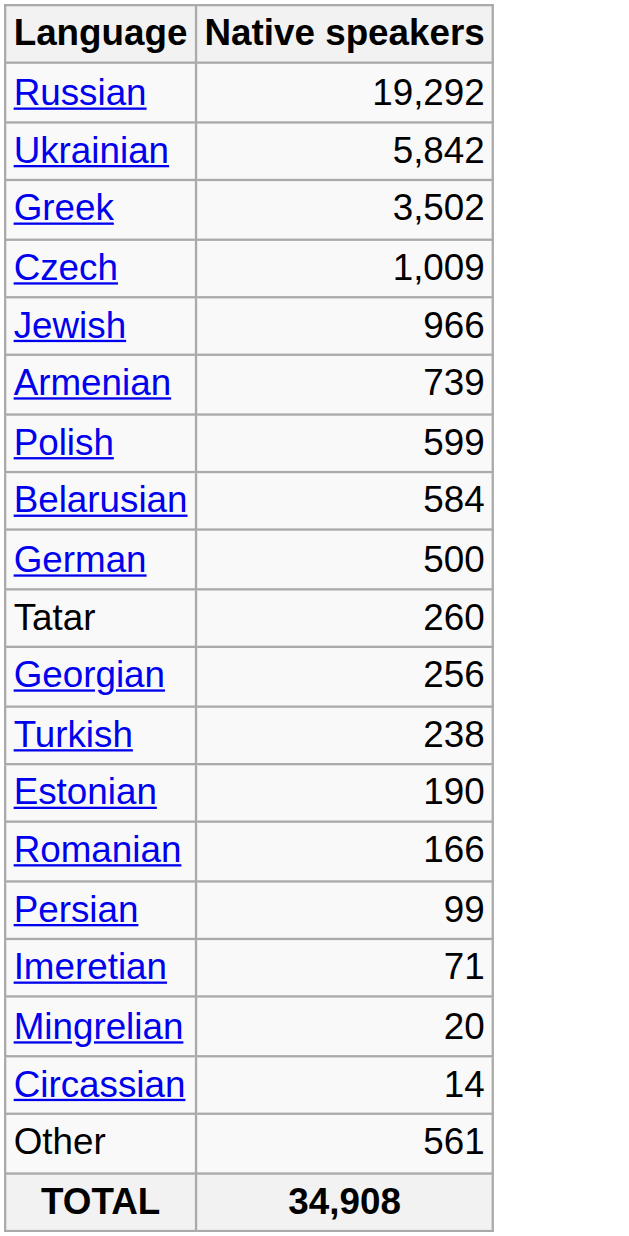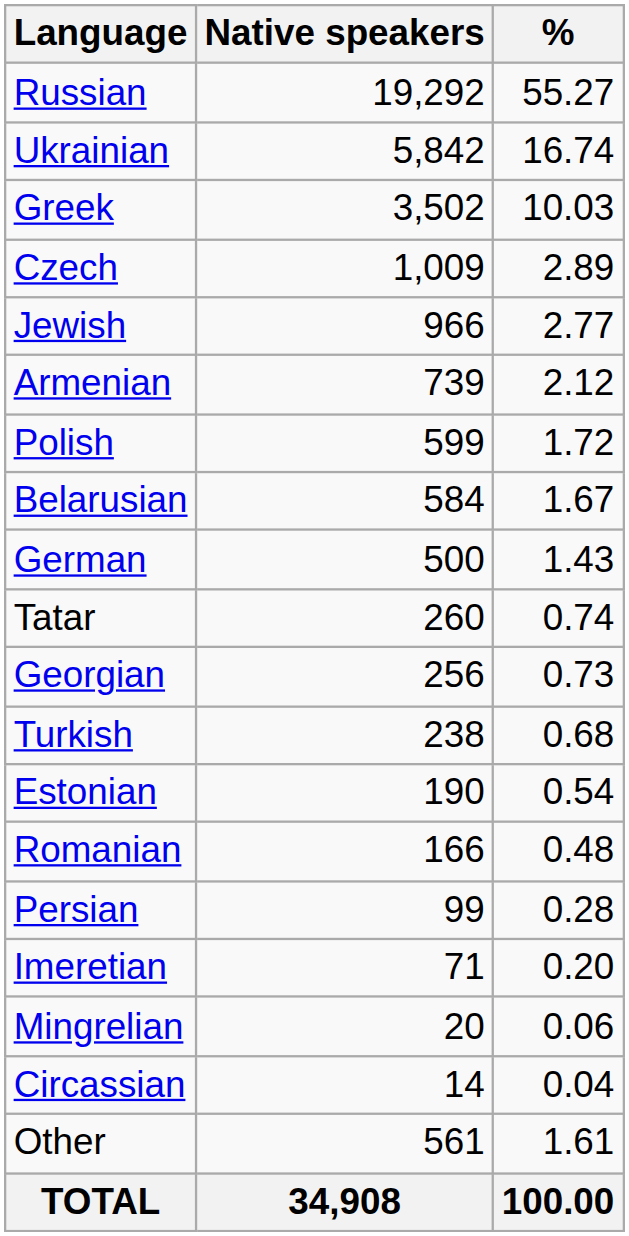+ column: (558, 33)
